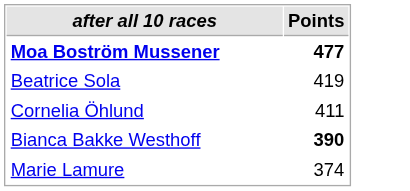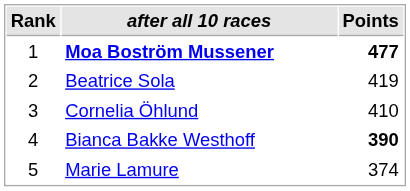+ column: (33, 21)
(330, 111) 411 -> (383, 111) 410
